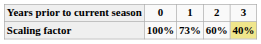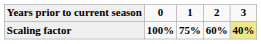(190, 30) 73% -> (190, 30) 75%
